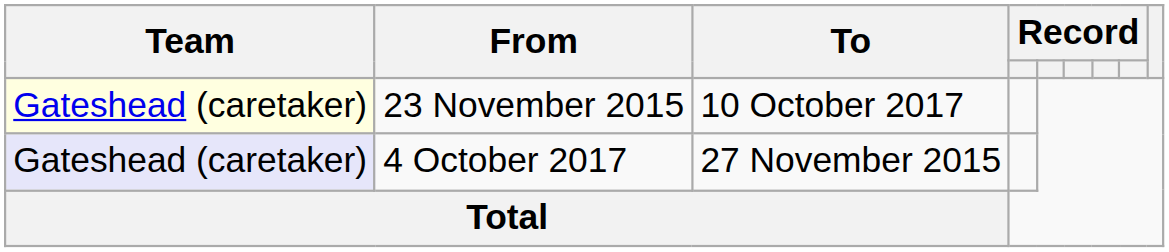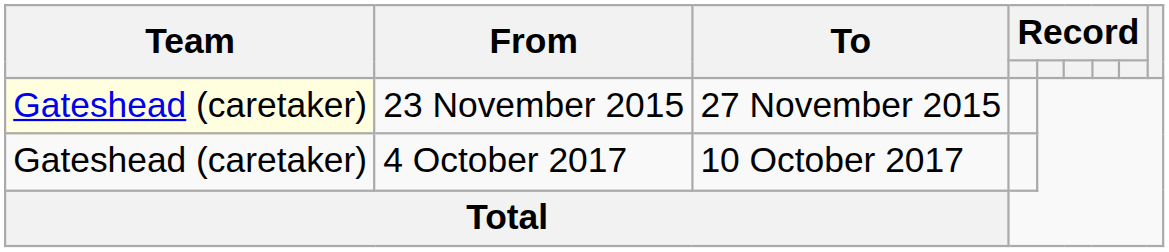(832, 104) 10 October 2017 -> (851, 104) 27 November 2015
(190, 160) lavender background -> (190, 160) no background
(851, 160) 27 November 2015 -> (832, 160) 10 October 2017
